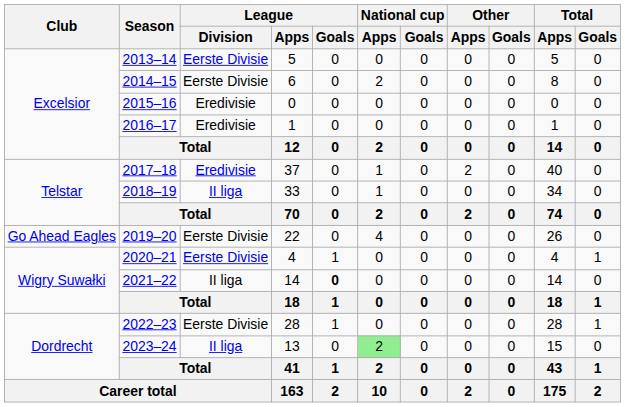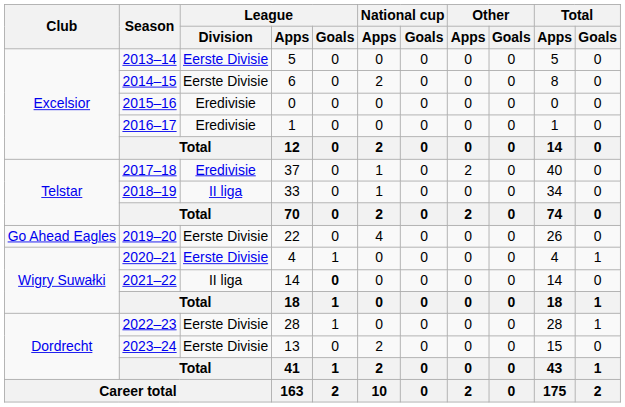(226, 346) II liga -> (226, 346) Eerste Divisie
(379, 346) lightgreen background -> (379, 346) no background
